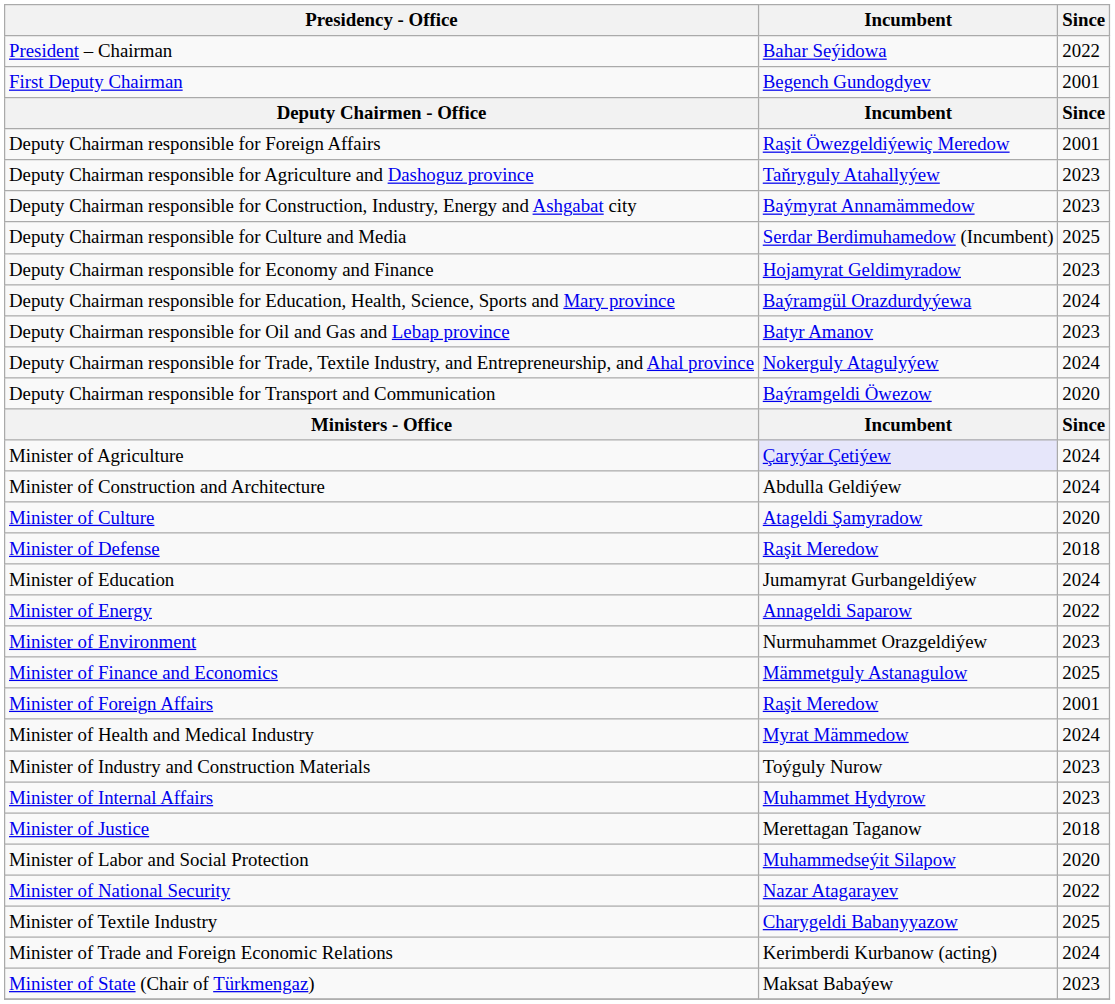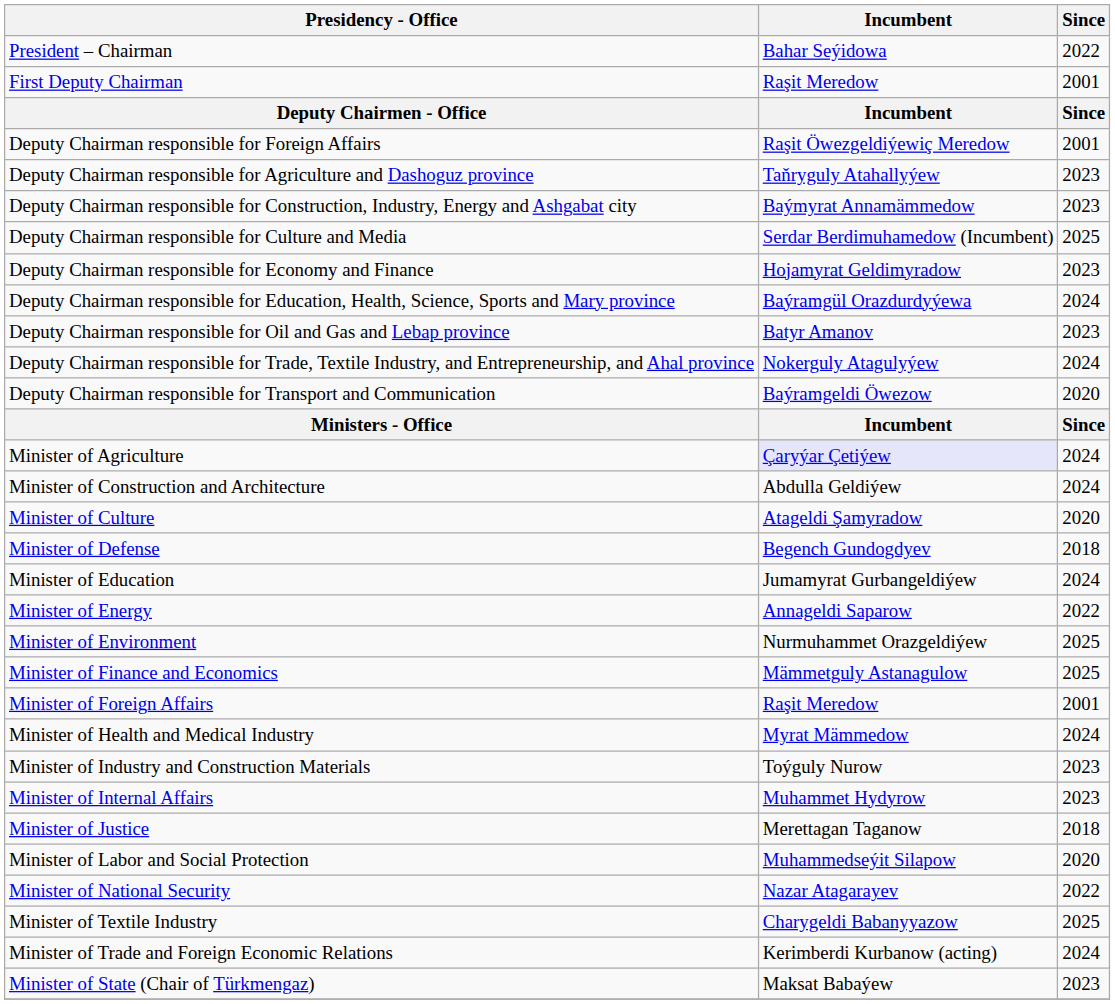(847, 82) Begench Gundogdyev -> (821, 82) Raşit Meredow
(821, 548) Raşit Meredow -> (847, 548) Begench Gundogdyev
(1081, 641) 2023 -> (1081, 641) 2025
